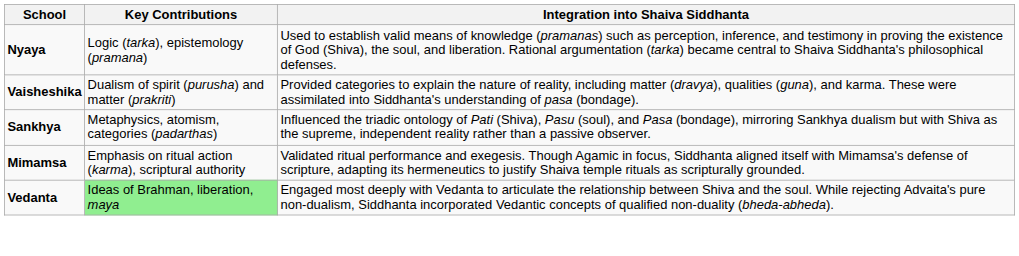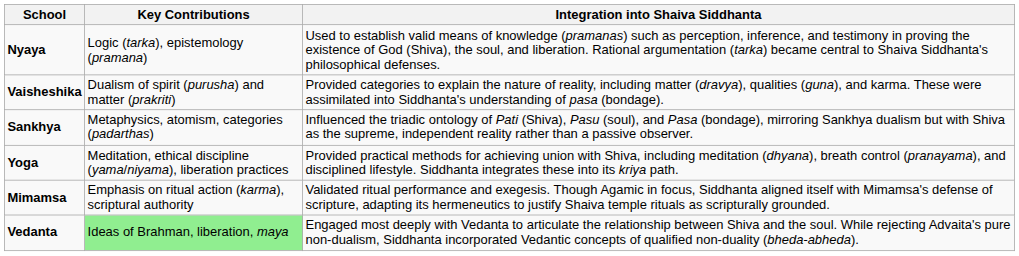+ row: (23, 162)
